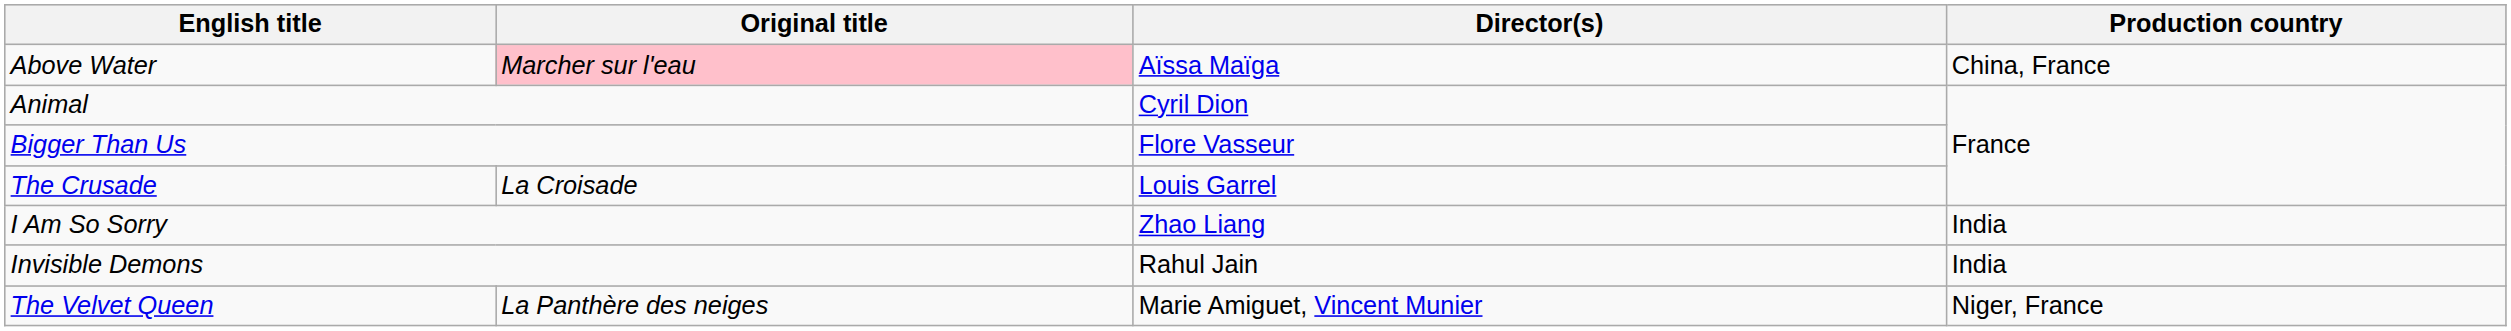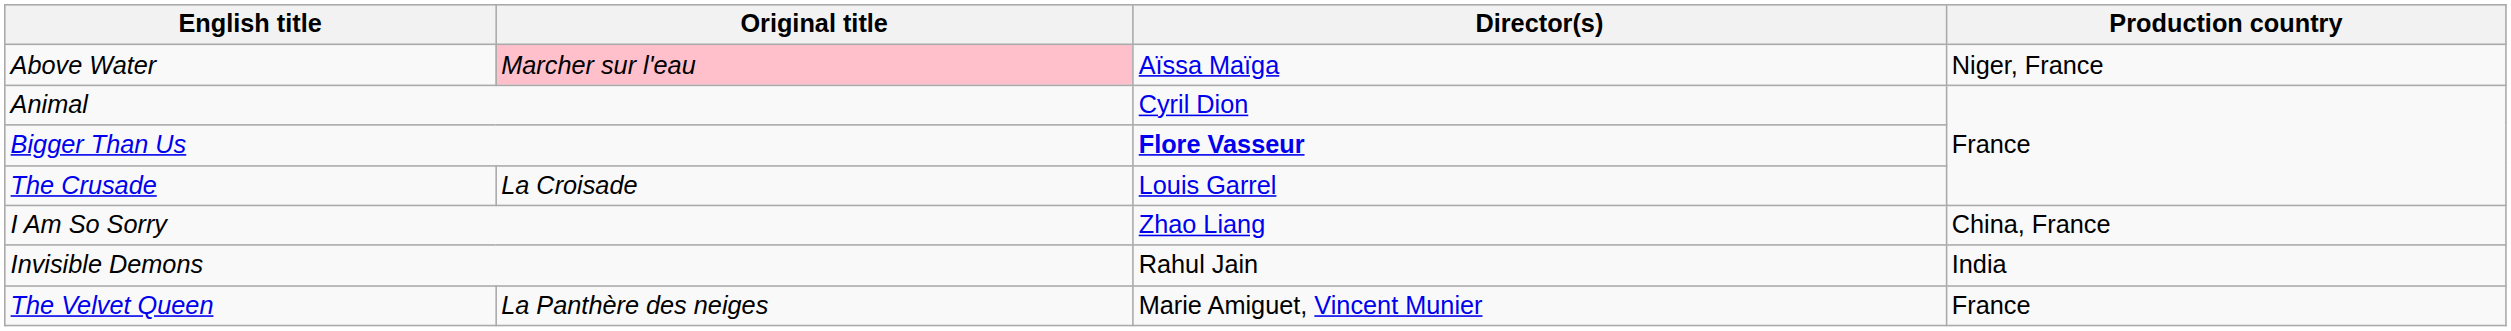(2031, 64) China, France -> (2028, 64) Niger, France
(1216, 144) normal -> (1222, 144) bold
(1979, 225) India -> (2031, 225) China, France
(2028, 305) Niger, France -> (1991, 305) France
